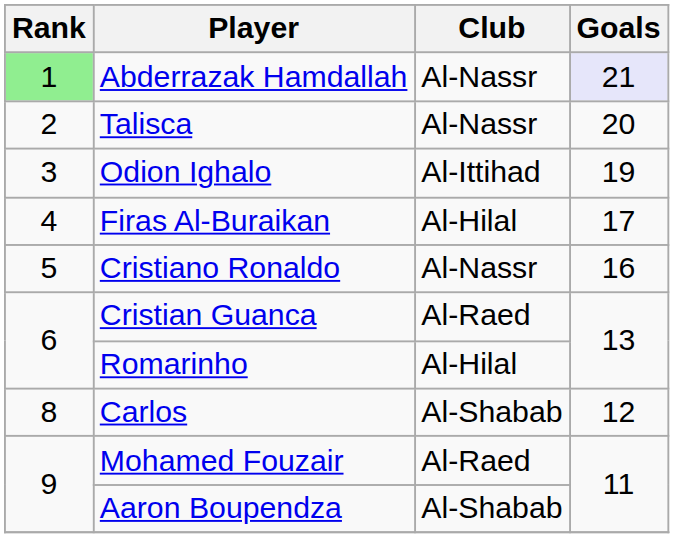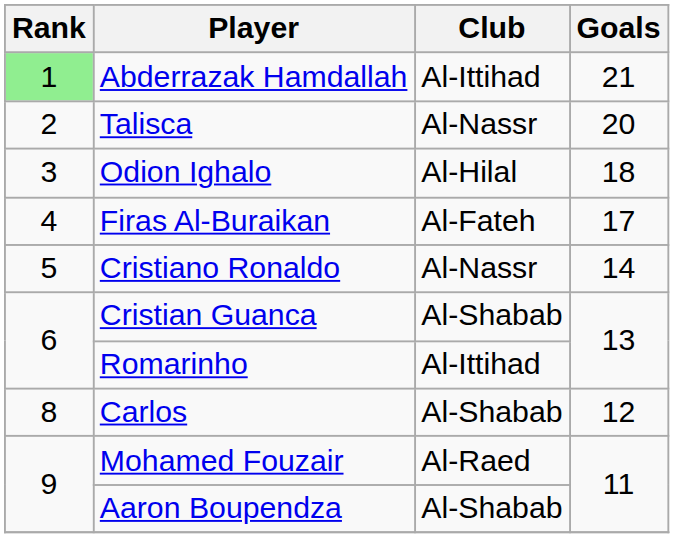(479, 76) Al-Nassr -> (481, 76) Al-Ittihad
(619, 76) lavender background -> (619, 76) no background
(481, 172) Al-Ittihad -> (469, 172) Al-Hilal
(619, 172) 19 -> (619, 172) 18
(469, 220) Al-Hilal -> (478, 220) Al-Fateh
(619, 268) 16 -> (619, 268) 14
(476, 316) Al-Raed -> (492, 316) Al-Shabab
(469, 364) Al-Hilal -> (481, 364) Al-Ittihad
